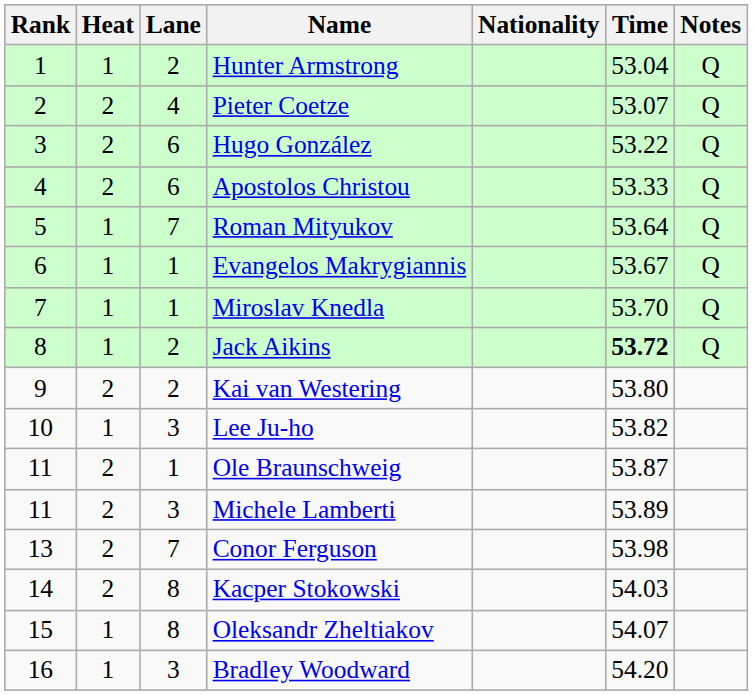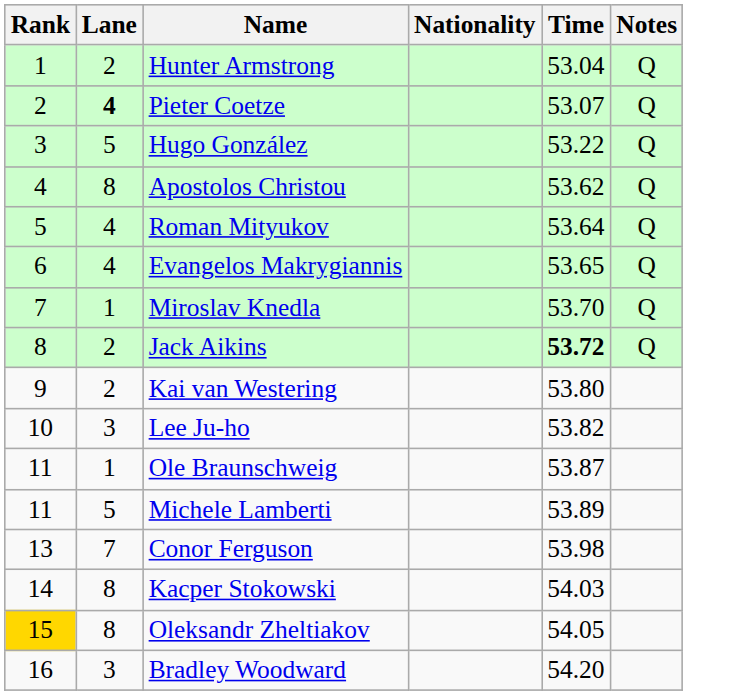- column: (108, 24)
(173, 105) normal -> (109, 105) bold
(173, 145) 6 -> (109, 145) 5
(173, 186) 6 -> (109, 186) 8
(640, 186) 53.33 -> (576, 186) 53.62
(173, 226) 7 -> (109, 226) 4
(173, 266) 1 -> (109, 266) 4
(640, 266) 53.67 -> (576, 266) 53.65
(173, 508) 3 -> (109, 508) 5
(40, 629) no background -> (40, 629) gold background
(640, 629) 54.07 -> (576, 629) 54.05
